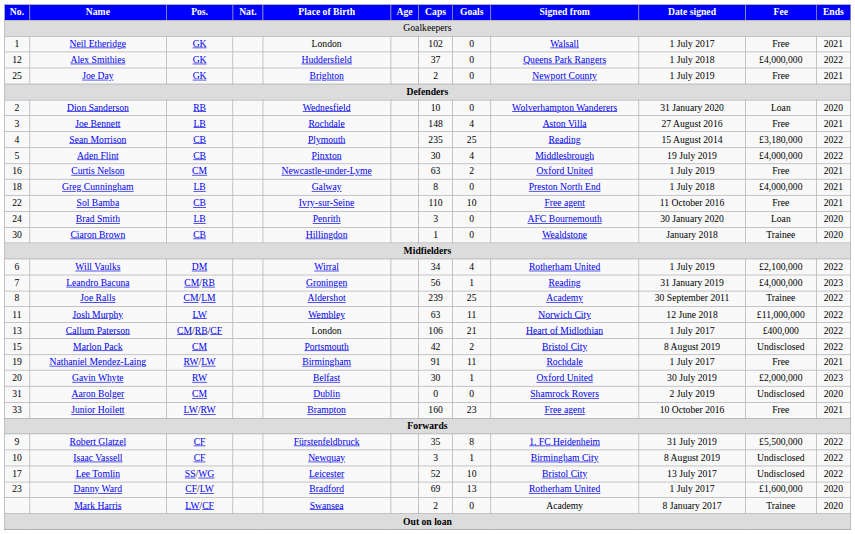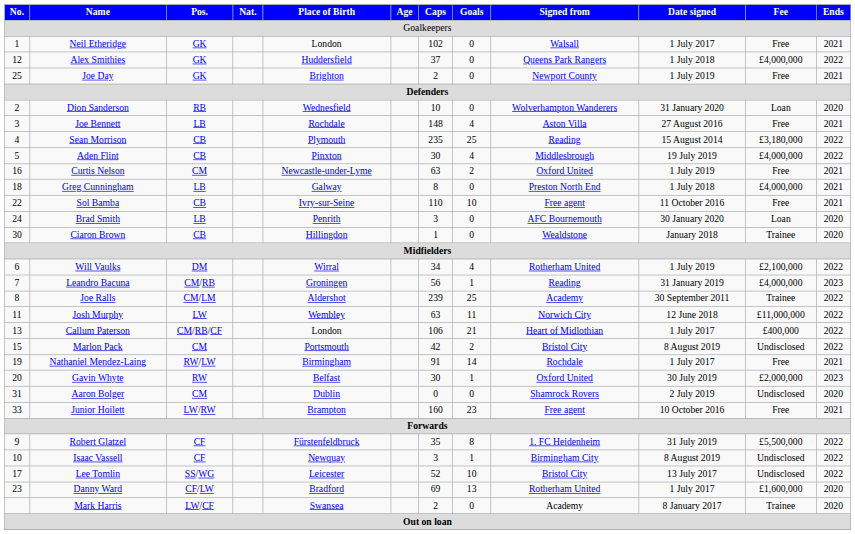(472, 362) 11 -> (472, 362) 14
